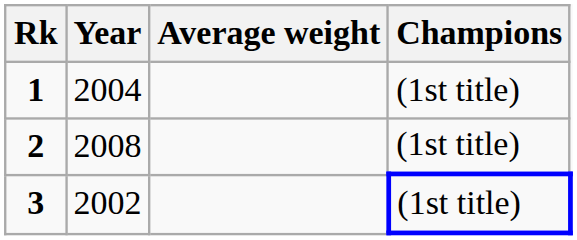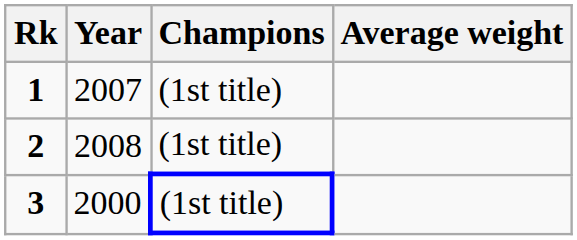columns swapped: (479, 32) <-> (269, 32)
(107, 88) 2004 -> (108, 88) 2007
(107, 203) 2002 -> (107, 203) 2000
